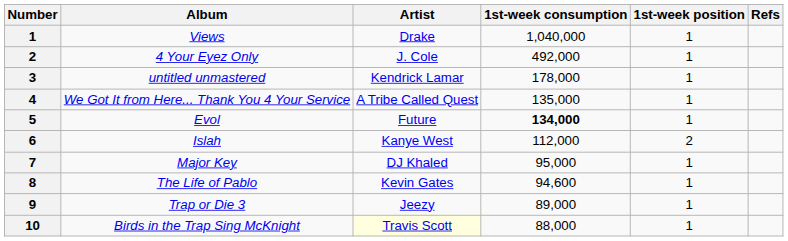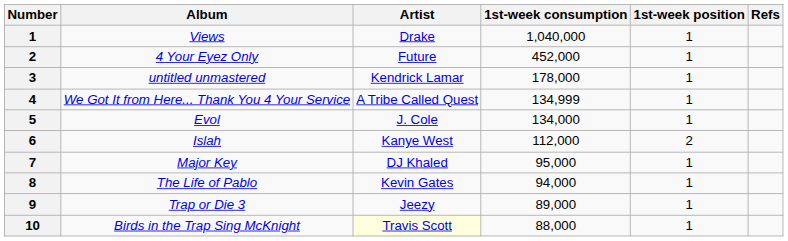(417, 57) J. Cole -> (417, 57) Future
(556, 57) 492,000 -> (556, 57) 452,000
(556, 99) 135,000 -> (556, 99) 134,999
(417, 120) Future -> (417, 120) J. Cole
(556, 120) bold -> (556, 120) normal
(556, 183) 94,600 -> (556, 183) 94,000
